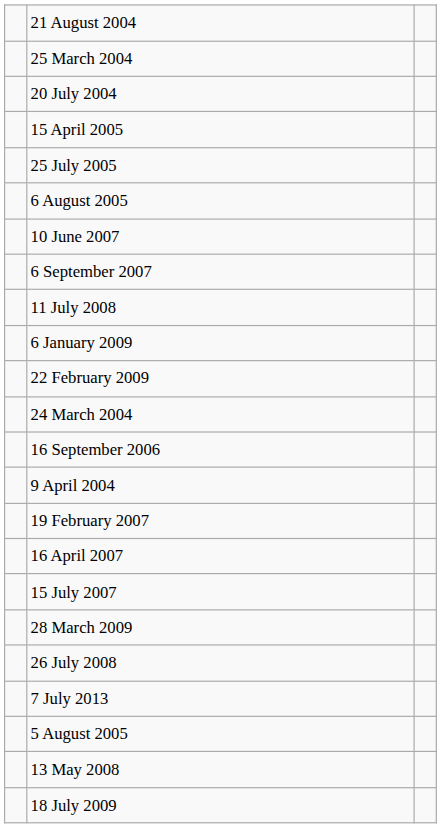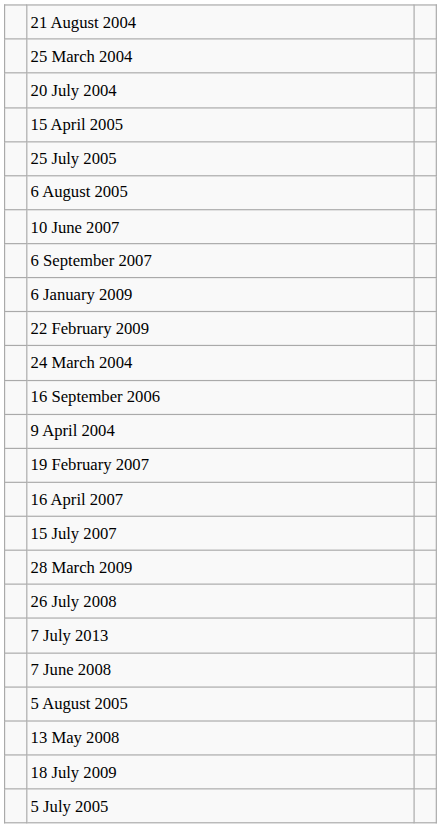- row: (73, 307)
+ row: (71, 669)
+ row: (69, 805)
